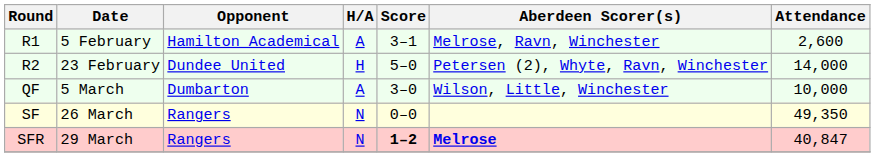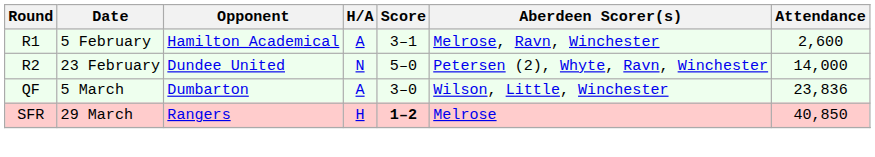(360, 66) H -> (360, 66) N
(821, 91) 10,000 -> (821, 91) 23,836
- row: (31, 115)
(360, 140) N -> (360, 115) H
(465, 140) bold -> (465, 115) normal
(821, 140) 40,847 -> (821, 115) 40,850
